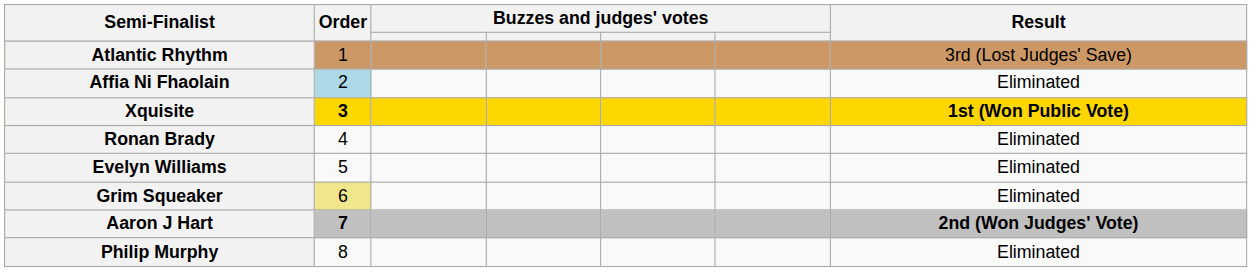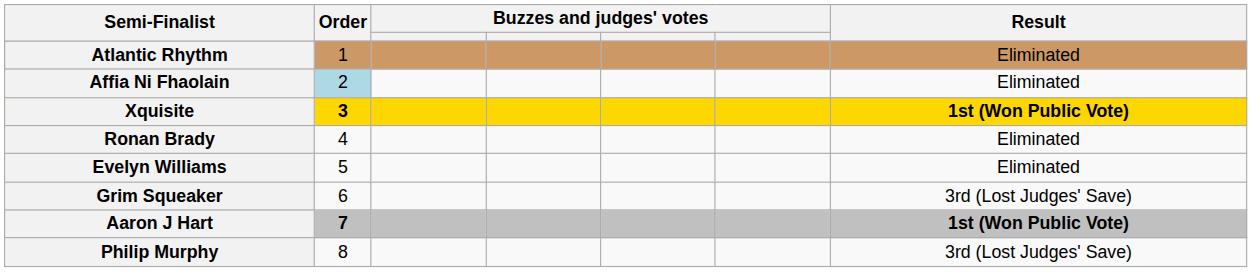(1039, 54) 3rd (Lost Judges' Save) -> (1039, 54) Eliminated
(343, 195) khaki background -> (343, 195) no background
(1039, 195) Eliminated -> (1039, 195) 3rd (Lost Judges' Save)
(1039, 223) 2nd (Won Judges' Vote) -> (1039, 223) 1st (Won Public Vote)
(1039, 252) Eliminated -> (1039, 252) 3rd (Lost Judges' Save)
